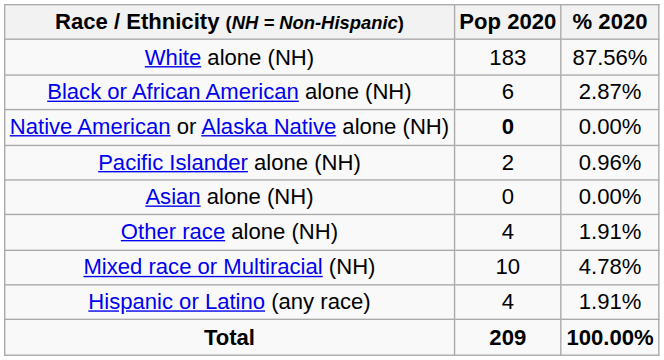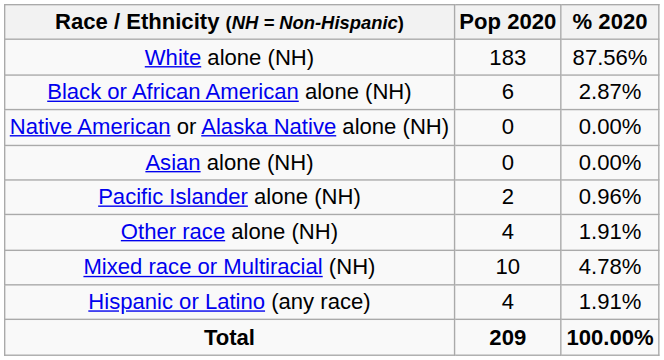(508, 127) bold -> (508, 127) normal
rows swapped: (229, 197) <-> (229, 162)
